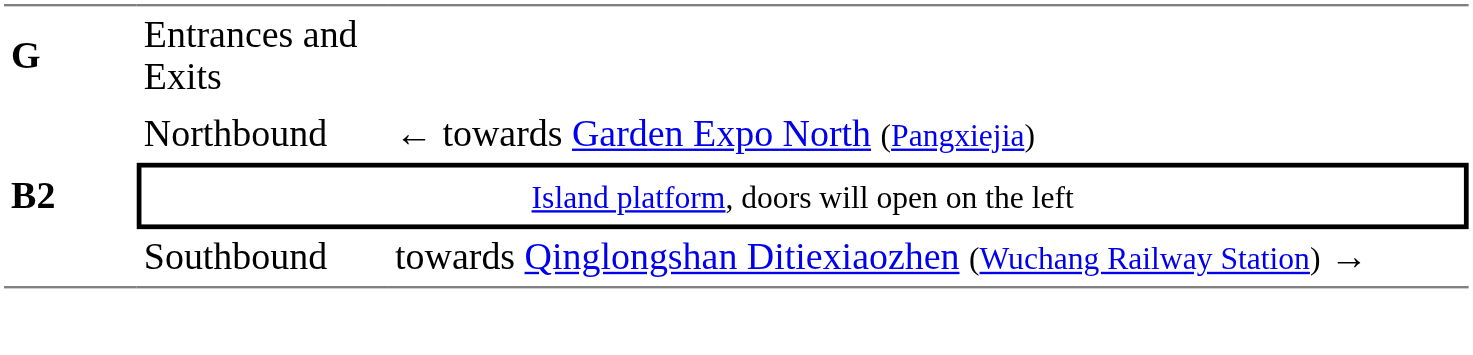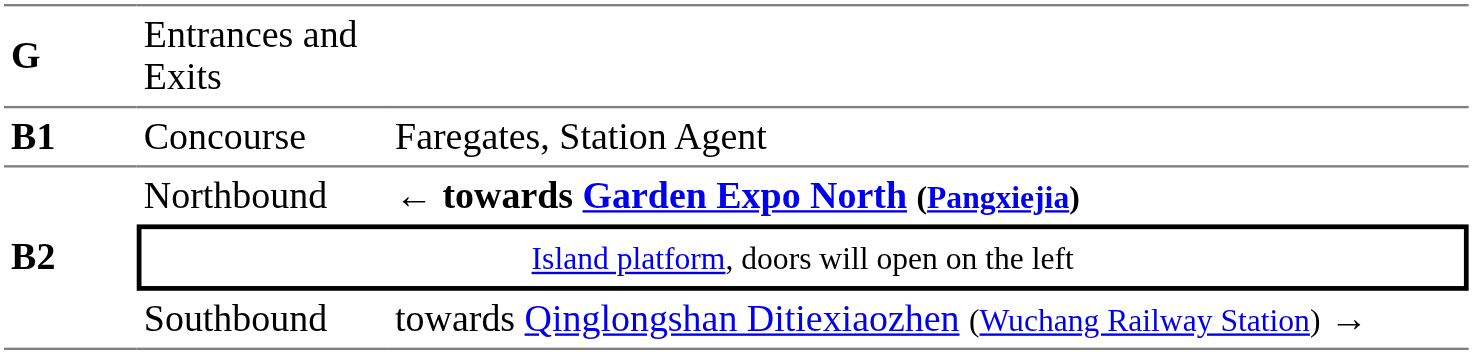+ row: (225, 136)
(715, 133) normal -> (737, 195) bold
